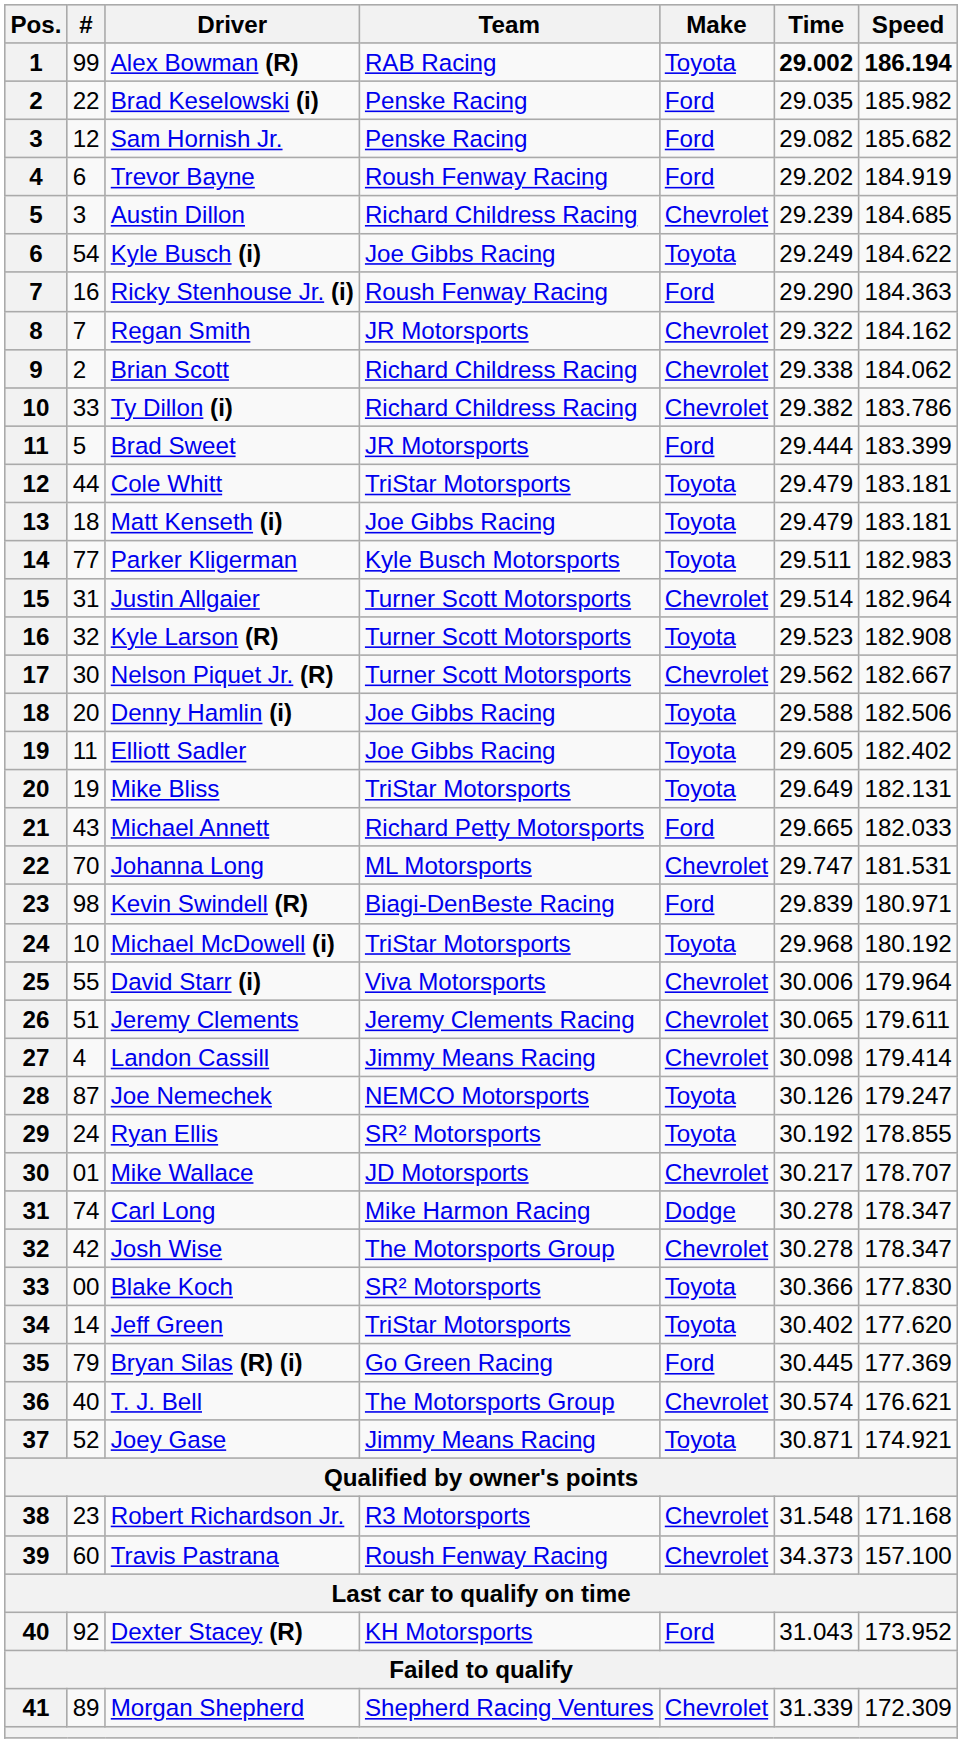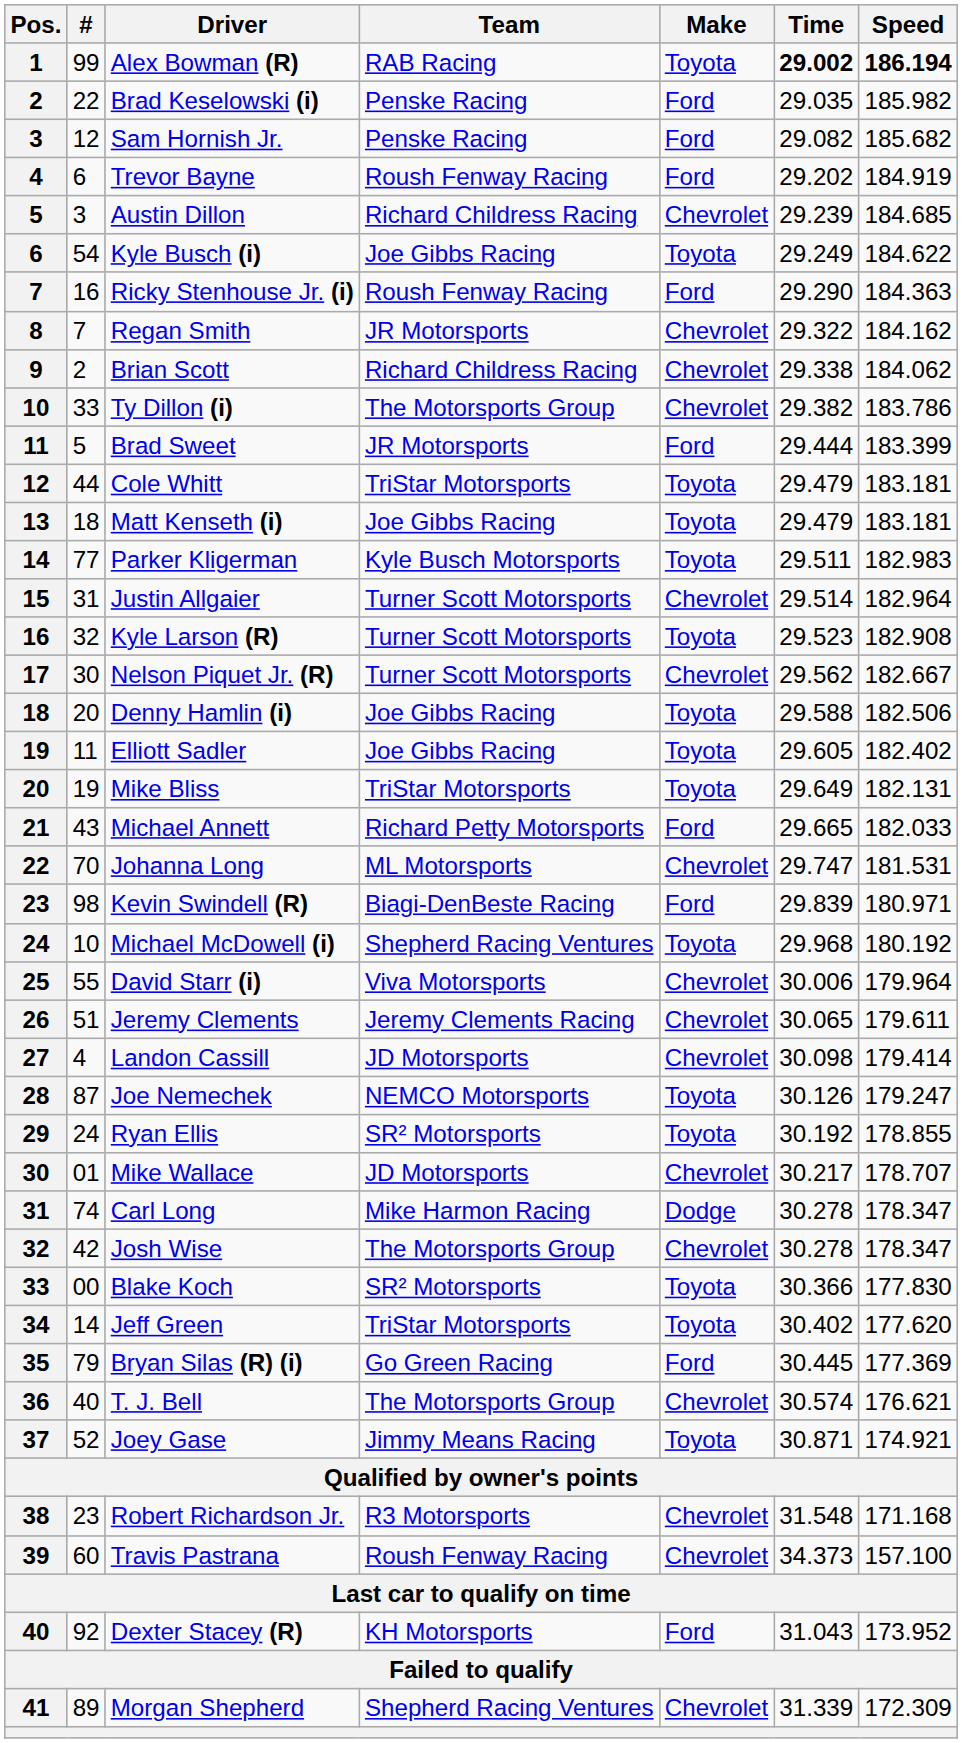(501, 407) Richard Childress Racing -> (490, 407) The Motorsports Group
(468, 942) TriStar Motorsports -> (509, 942) Shepherd Racing Ventures
(480, 1057) Jimmy Means Racing -> (447, 1057) JD Motorsports
